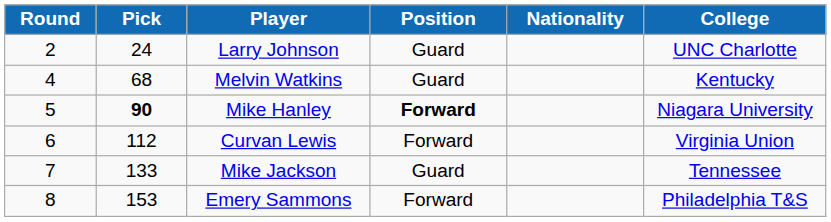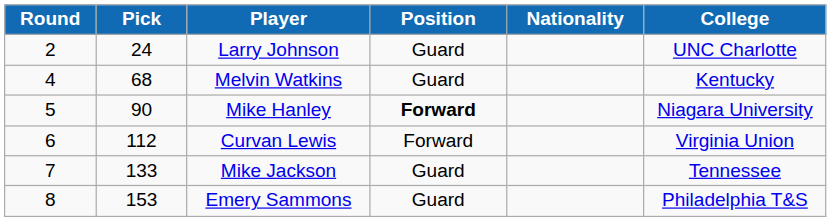(142, 110) bold -> (142, 110) normal
(438, 200) Forward -> (438, 200) Guard
